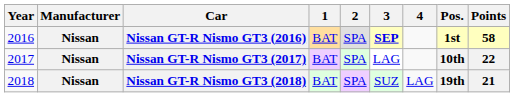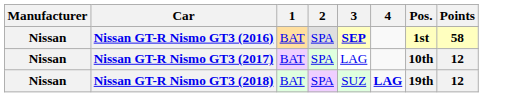- column: (21, 15)
(489, 59) 22 -> (457, 59) 12
(420, 81) normal -> (388, 81) bold
(489, 81) 21 -> (457, 81) 12
